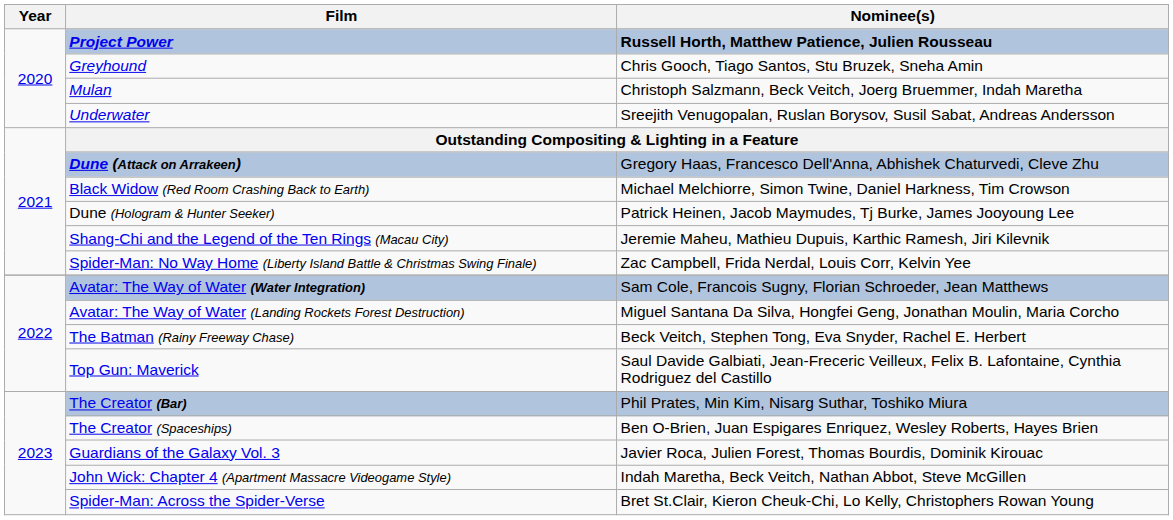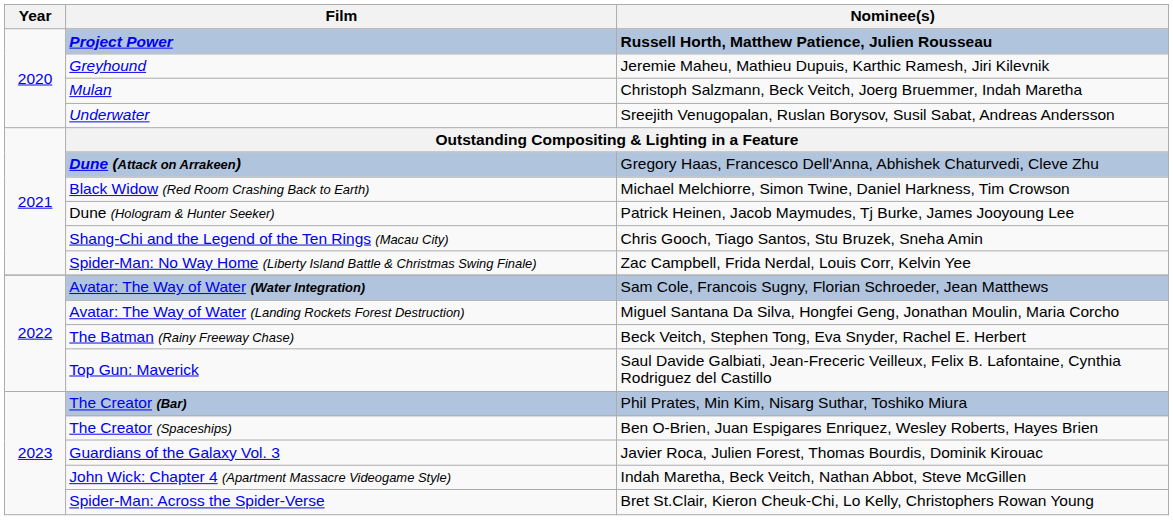(802, 66) Chris Gooch, Tiago Santos, Stu Bruzek, Sneha Amin -> (835, 66) Jeremie Maheu, Mathieu Dupuis, Karthic Ramesh, Jiri Kilevnik
(835, 238) Jeremie Maheu, Mathieu Dupuis, Karthic Ramesh, Jiri Kilevnik -> (802, 238) Chris Gooch, Tiago Santos, Stu Bruzek, Sneha Amin
